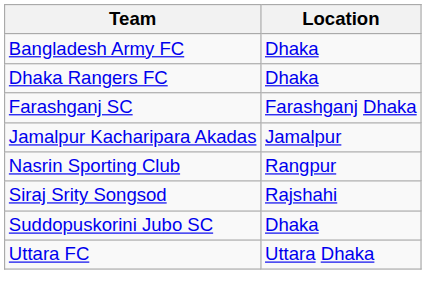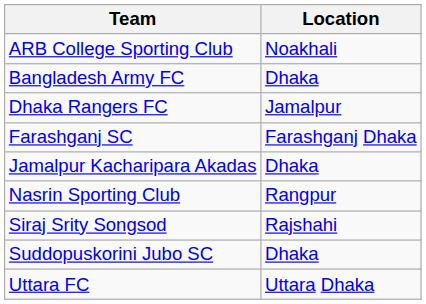+ row: (121, 48)
(292, 78) Dhaka -> (303, 107) Jamalpur
(303, 136) Jamalpur -> (292, 166) Dhaka
